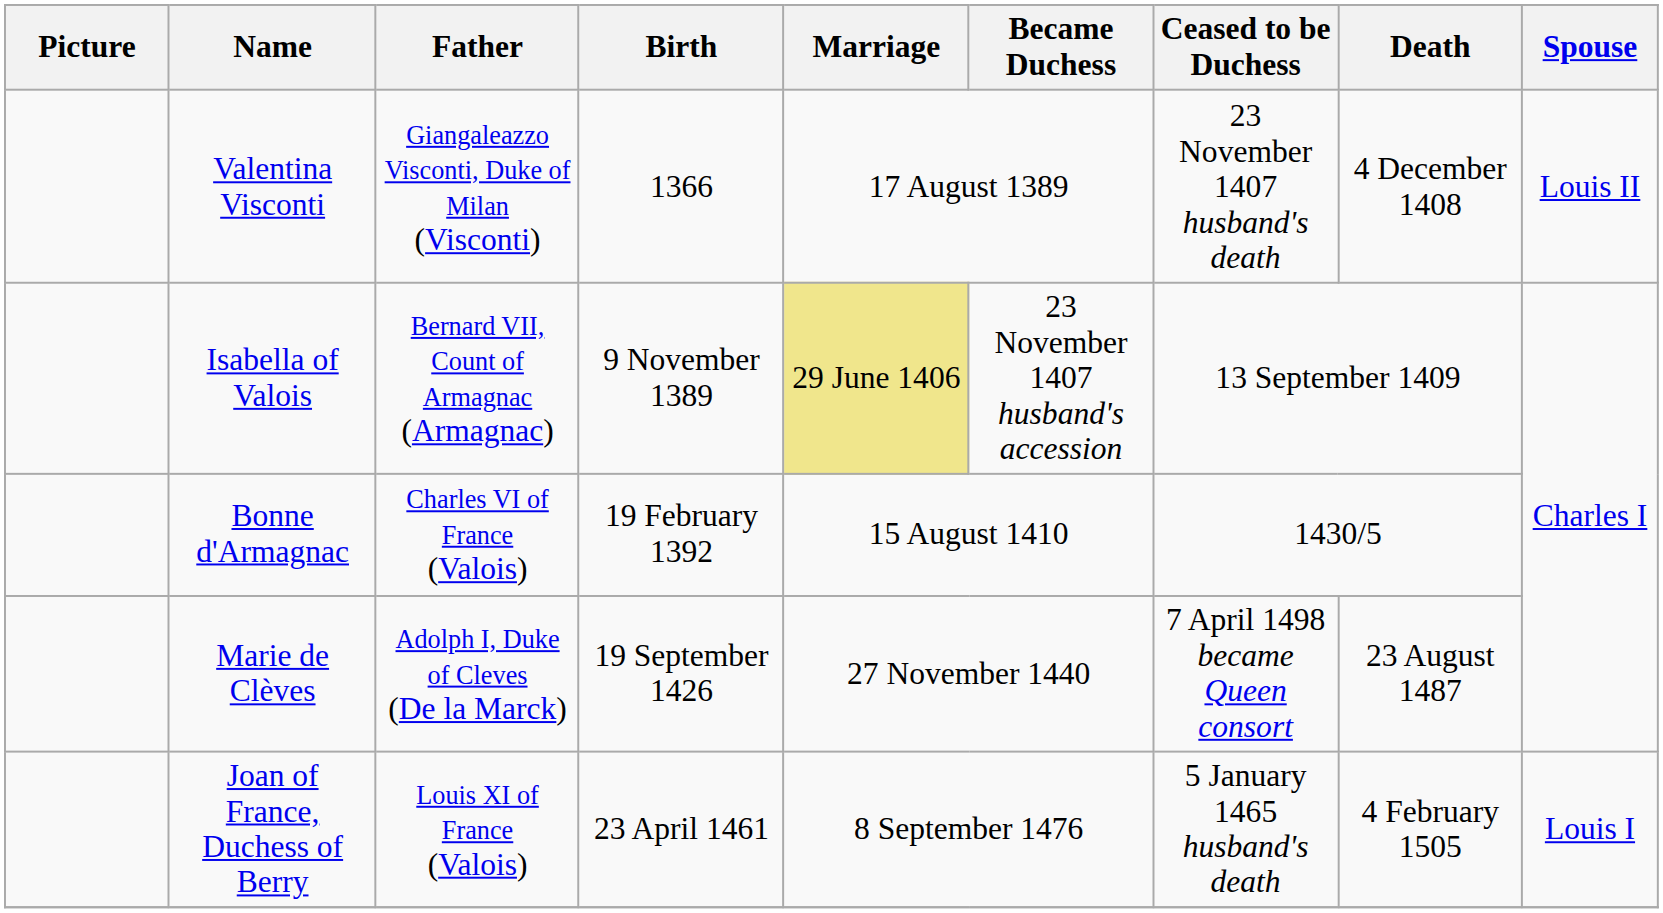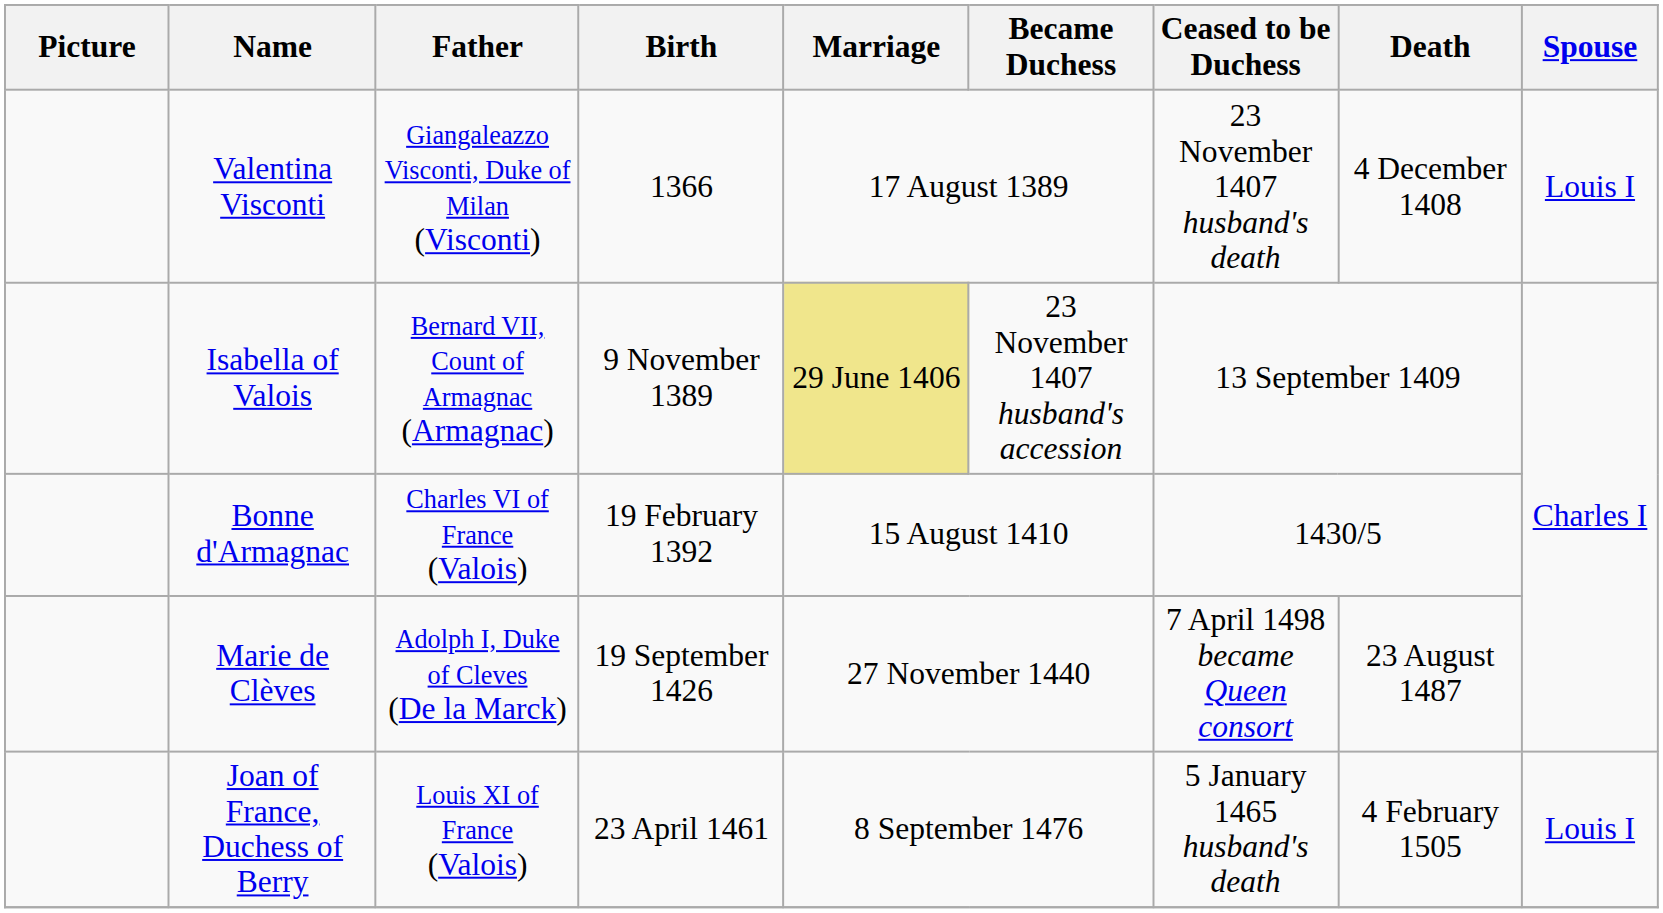(1590, 185) Louis II -> (1590, 185) Louis I
